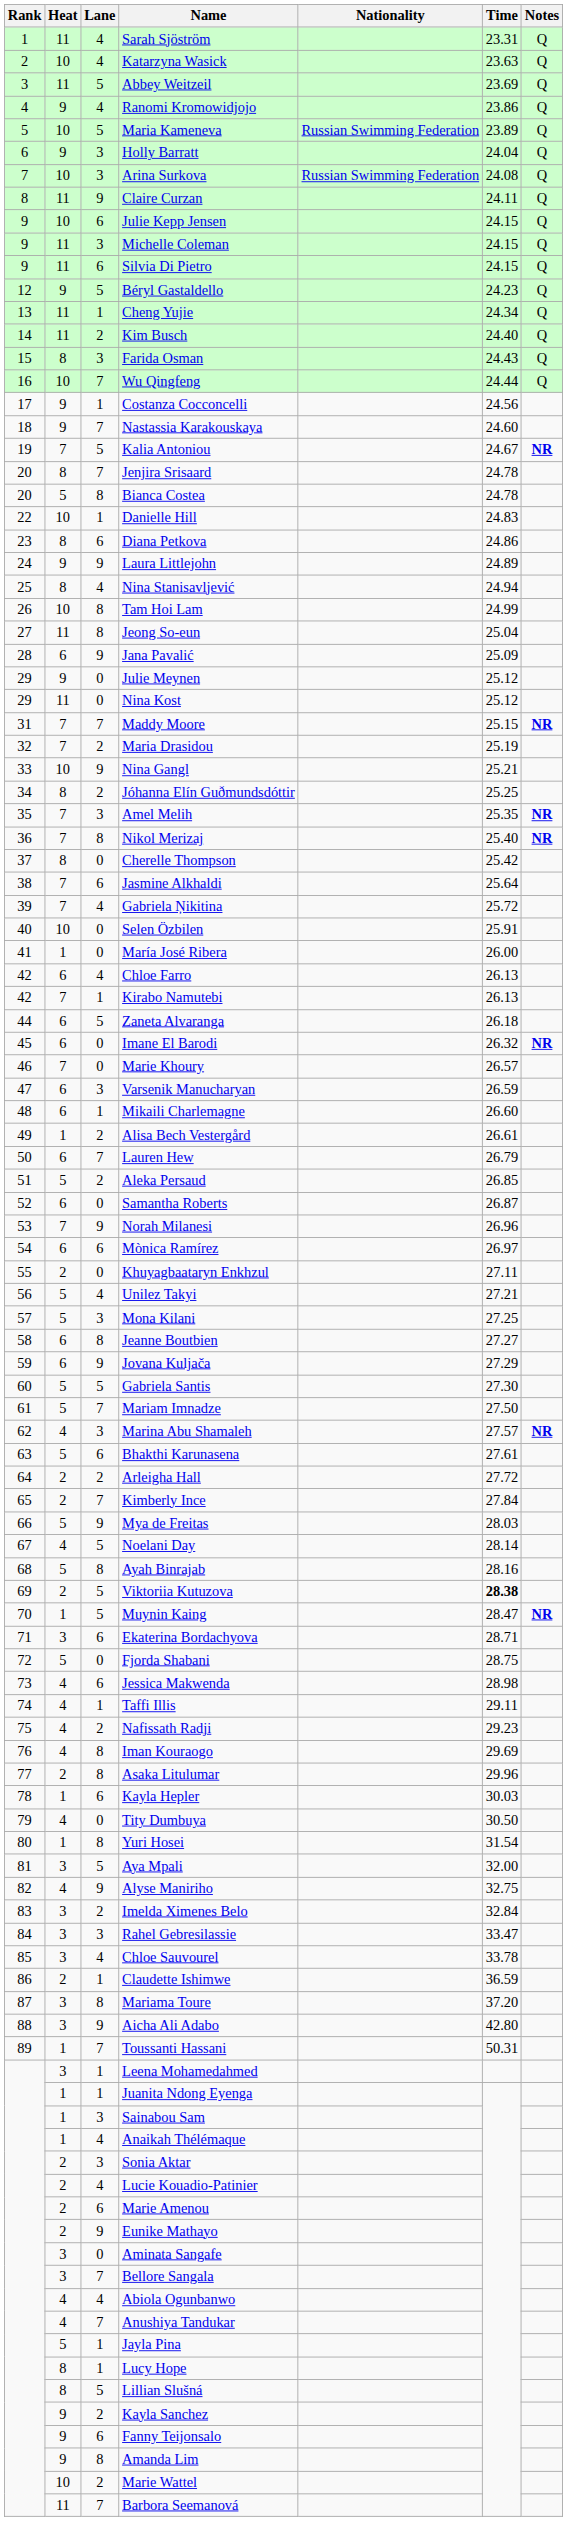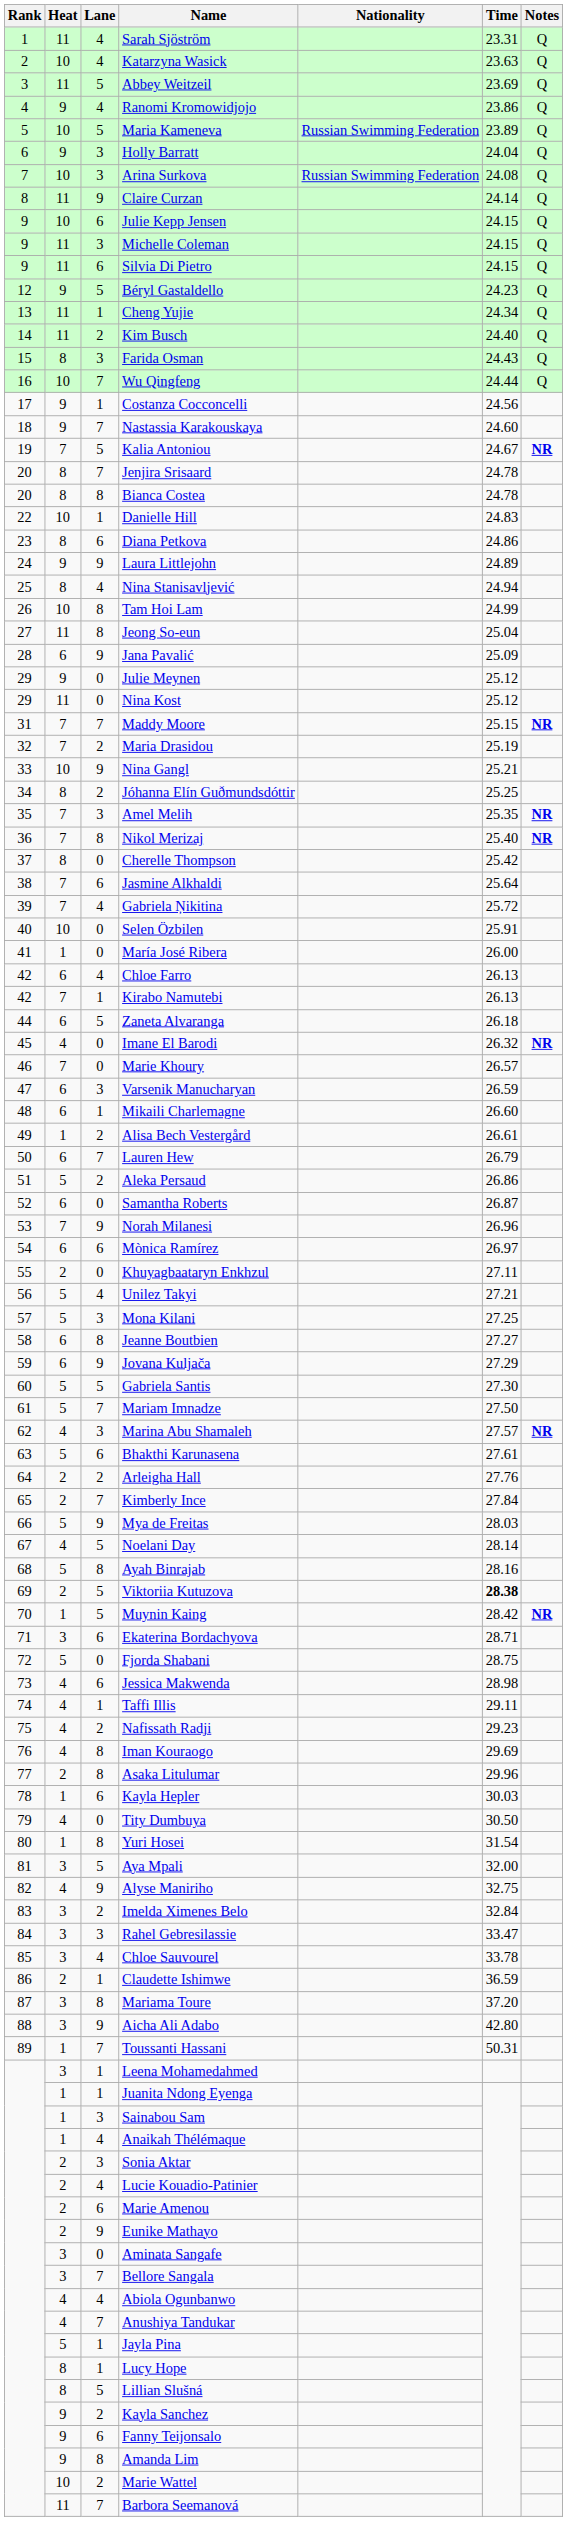(502, 198) 24.11 -> (502, 198) 24.14
(63, 495) 5 -> (63, 495) 8
(63, 1043) 6 -> (63, 1043) 4
(502, 1180) 26.85 -> (502, 1180) 26.86
(502, 1477) 27.72 -> (502, 1477) 27.76
(502, 1614) 28.47 -> (502, 1614) 28.42
